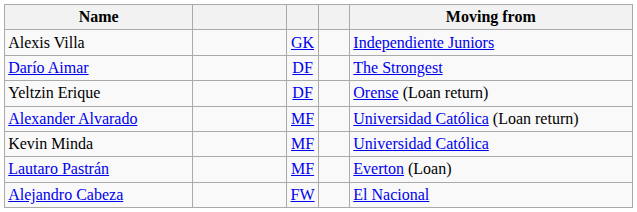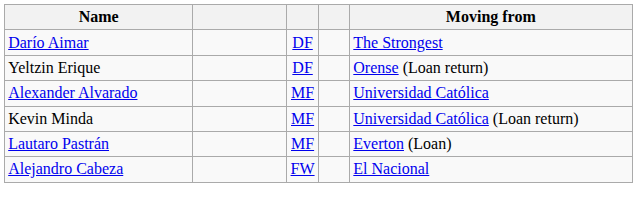- row: (46, 42)
(466, 118) Universidad Católica (Loan return) -> (421, 93) Universidad Católica
(421, 144) Universidad Católica -> (466, 118) Universidad Católica (Loan return)
